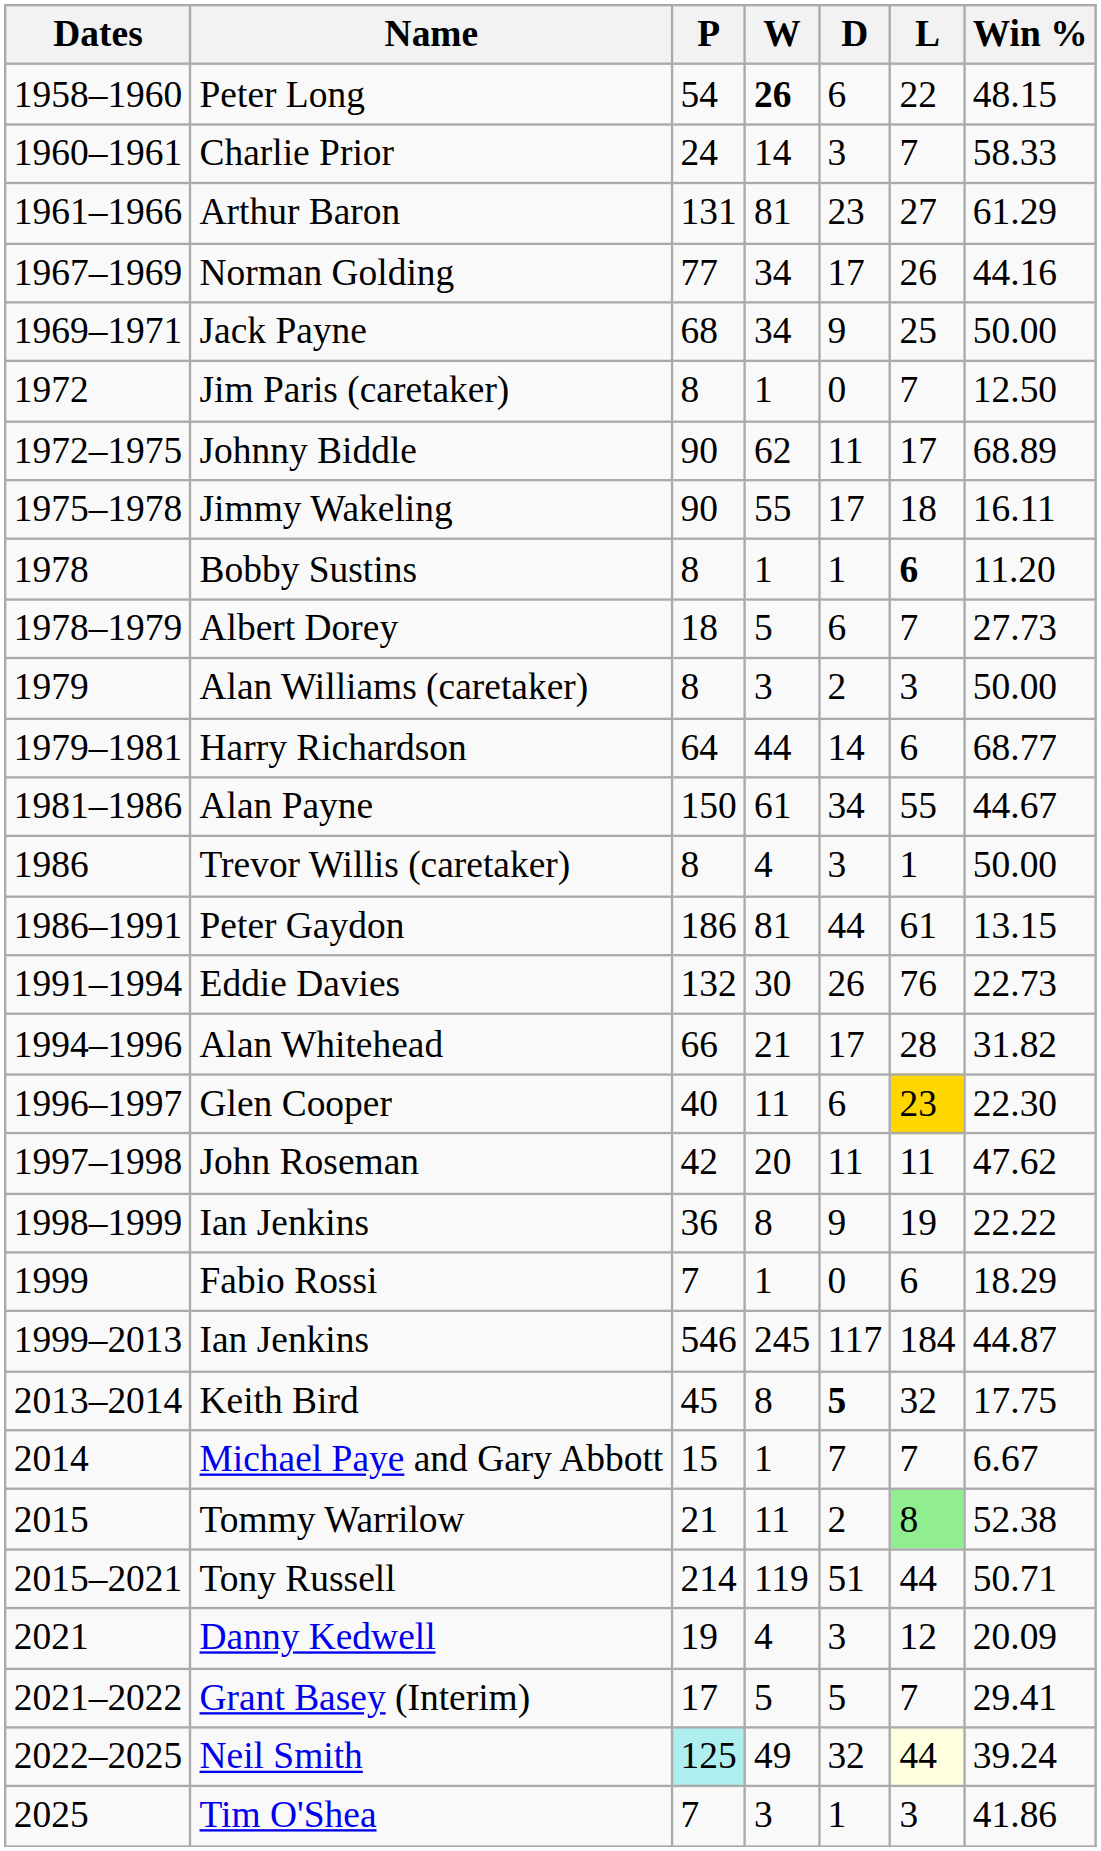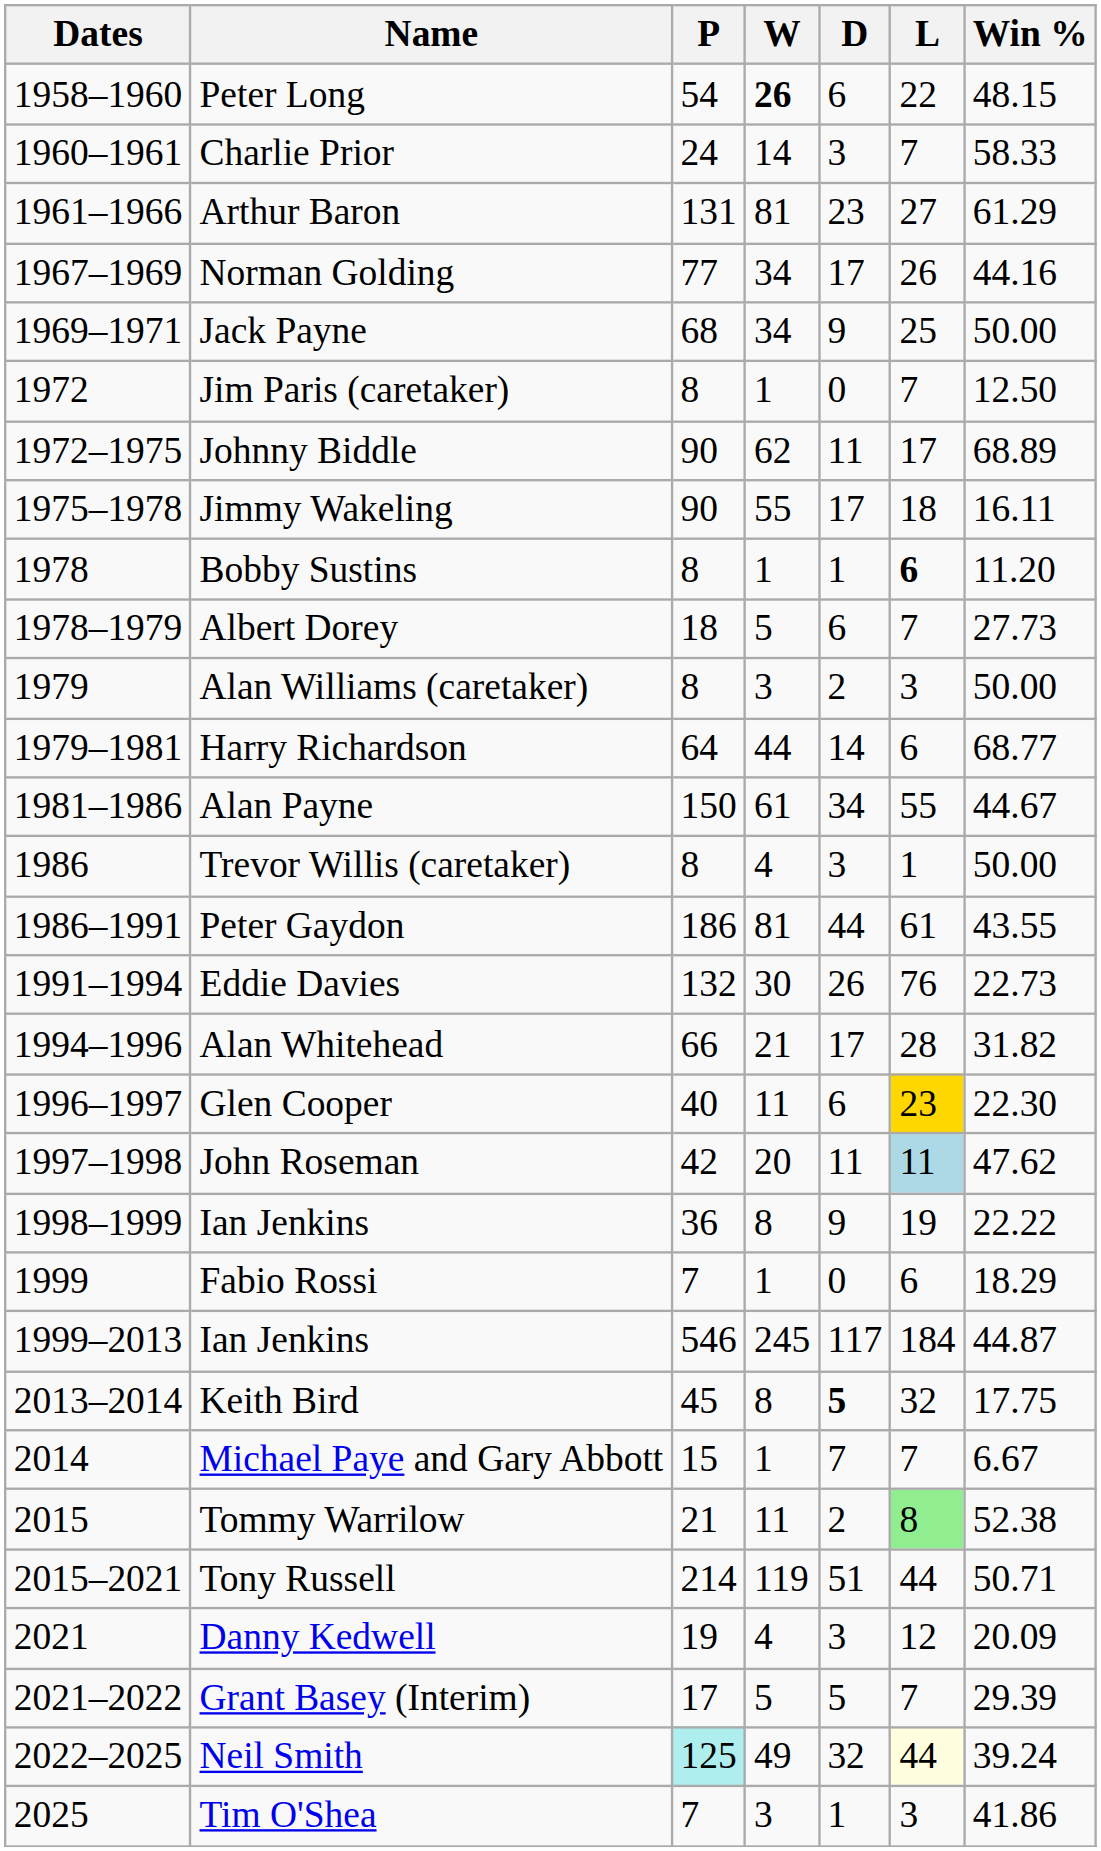(1015, 924) 13.15 -> (1015, 924) 43.55
(917, 1162) no background -> (917, 1162) lightblue background
(1015, 1696) 29.41 -> (1015, 1696) 29.39
